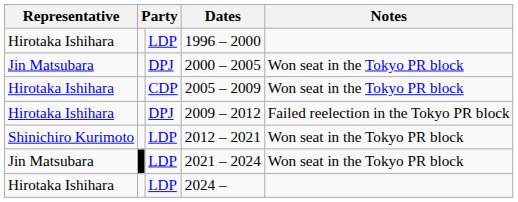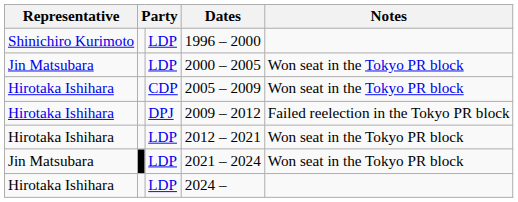(61, 40) Hirotaka Ishihara -> (71, 40) Shinichiro Kurimoto
(161, 64) DPJ -> (163, 64) LDP
(71, 137) Shinichiro Kurimoto -> (61, 137) Hirotaka Ishihara
